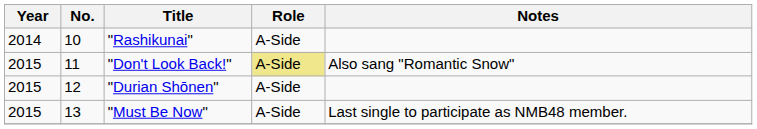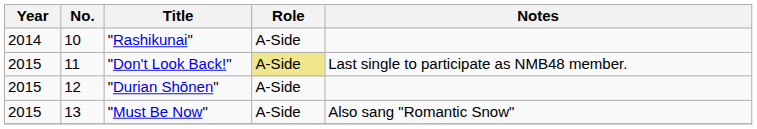(421, 64) Also sang "Romantic Snow" -> (478, 64) Last single to participate as NMB48 member.
(478, 111) Last single to participate as NMB48 member. -> (421, 111) Also sang "Romantic Snow"
